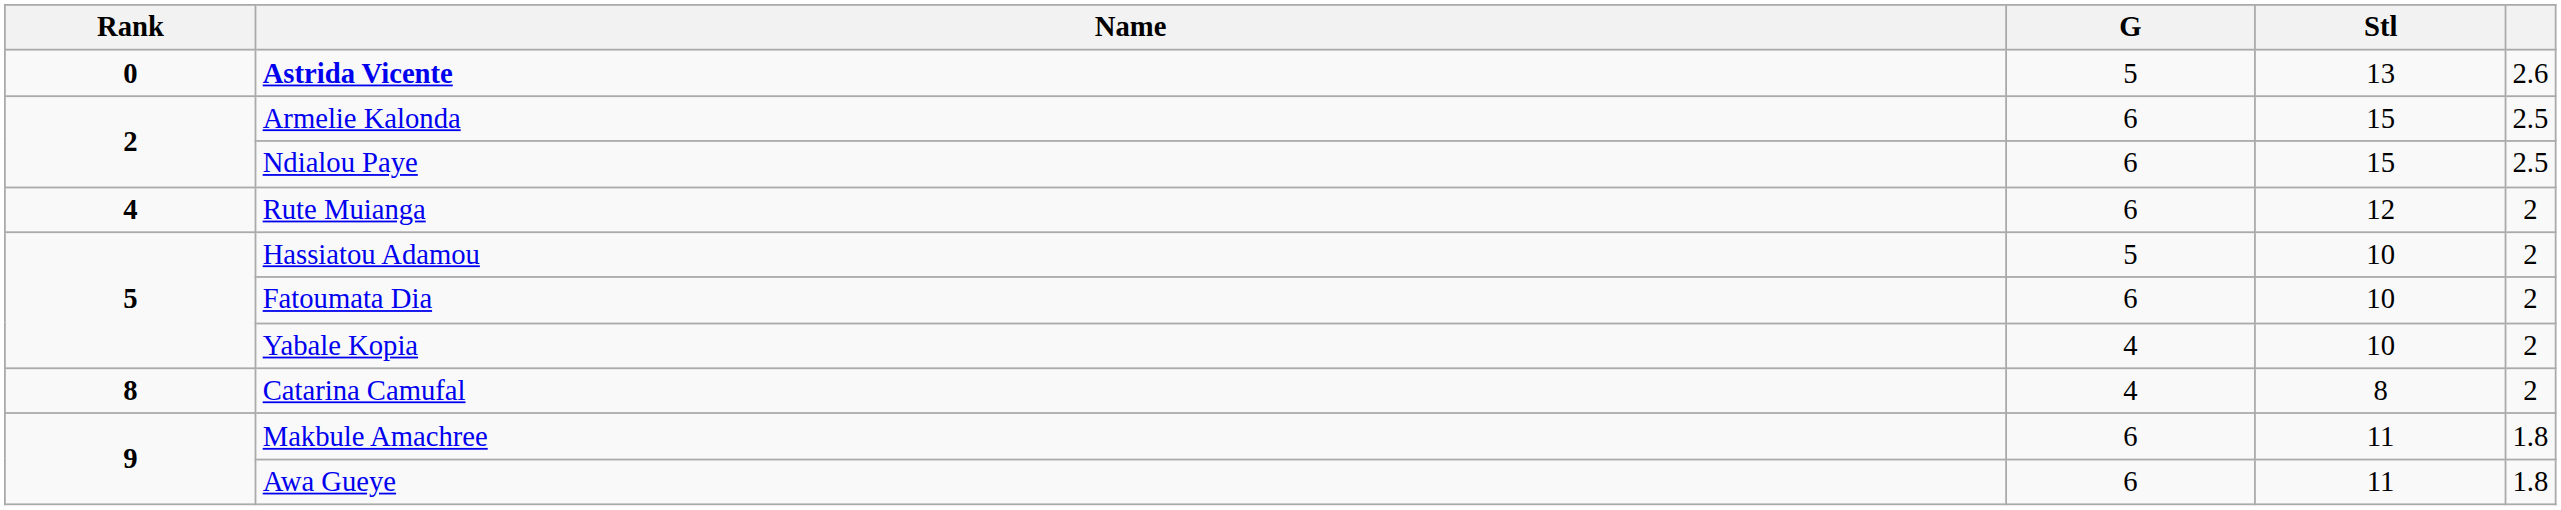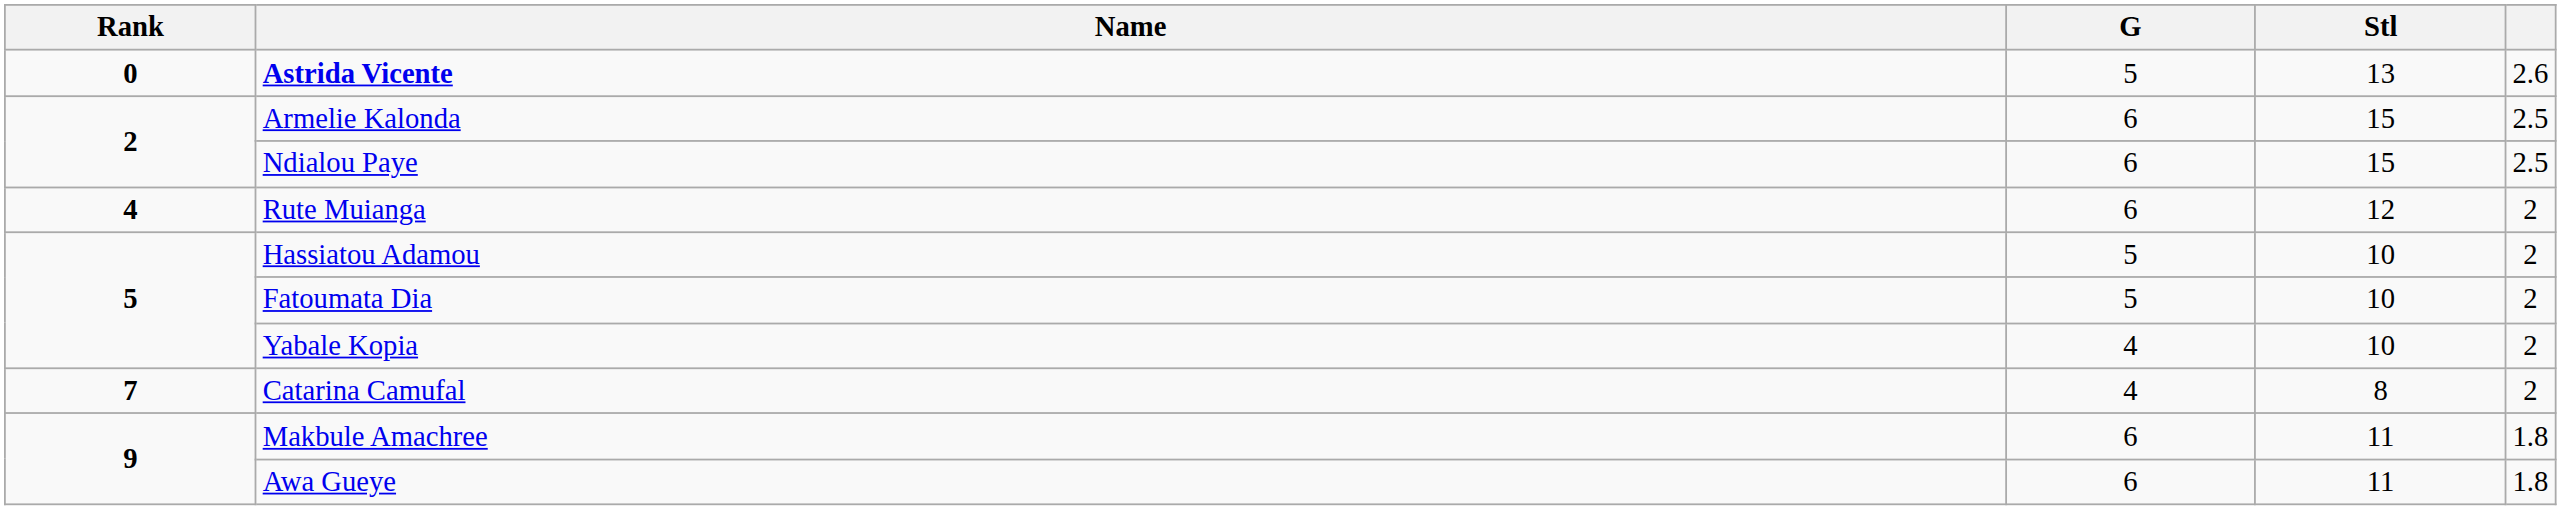(2130, 299) 6 -> (2130, 299) 5
(130, 390) 8 -> (130, 390) 7
